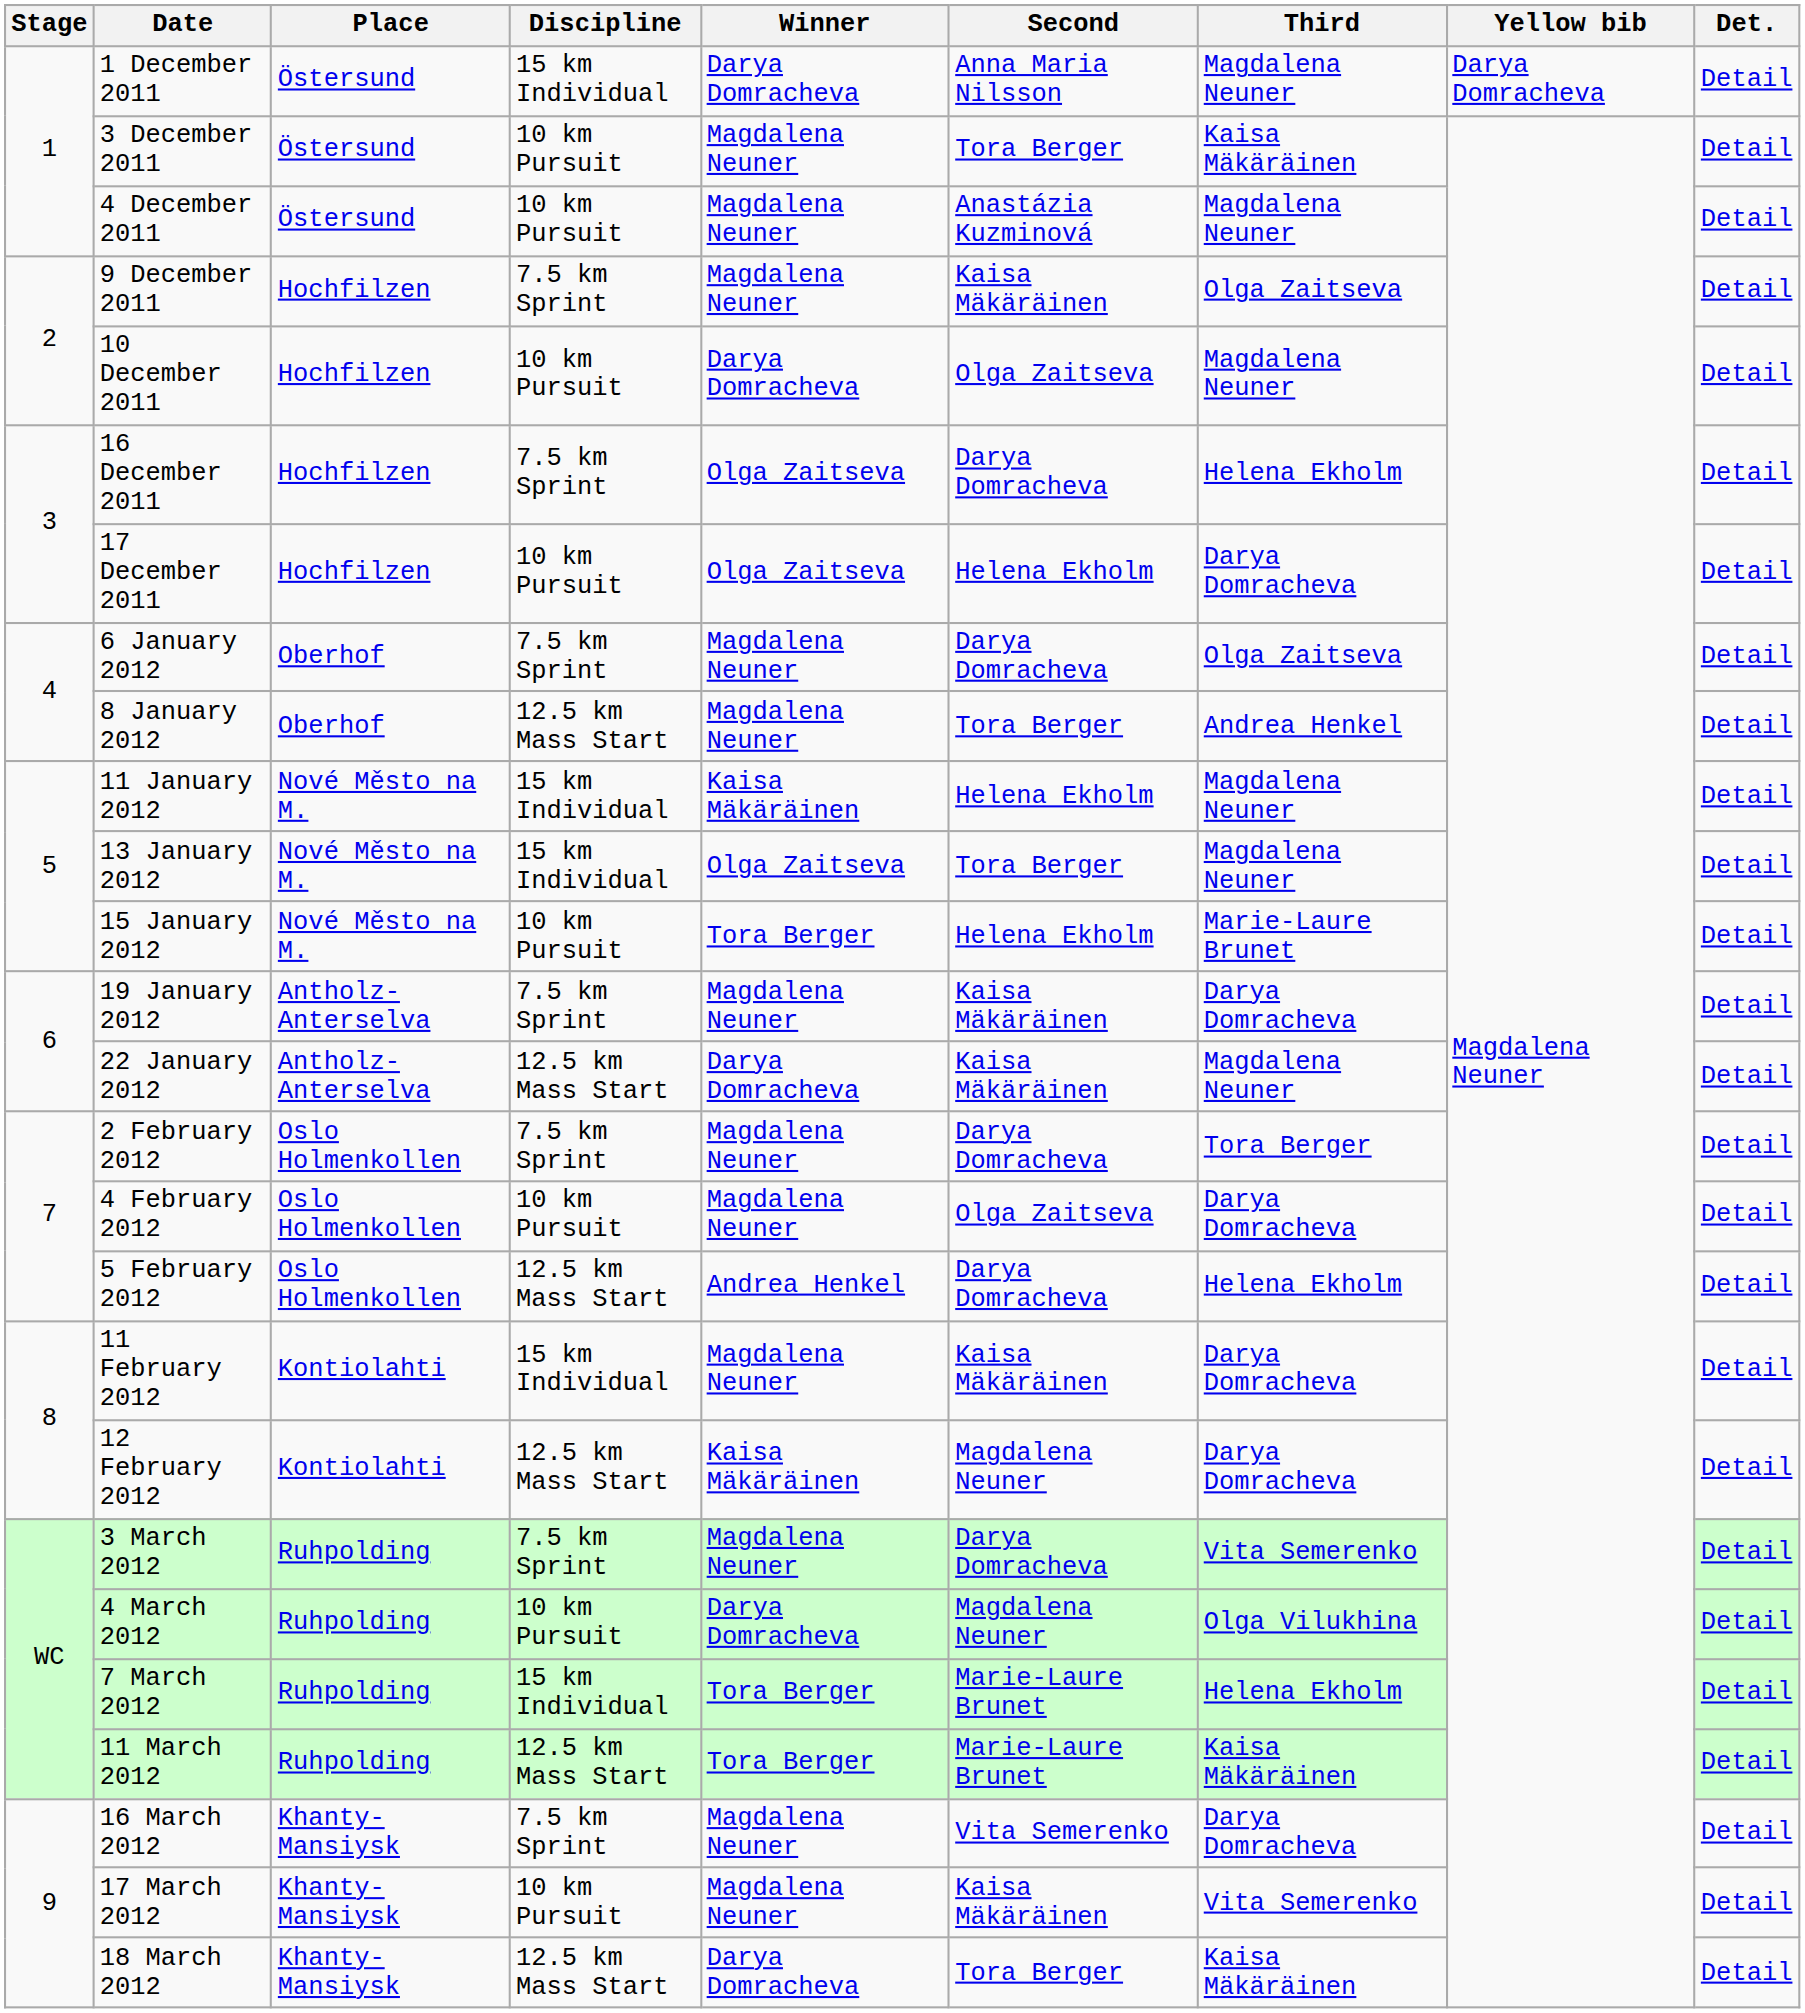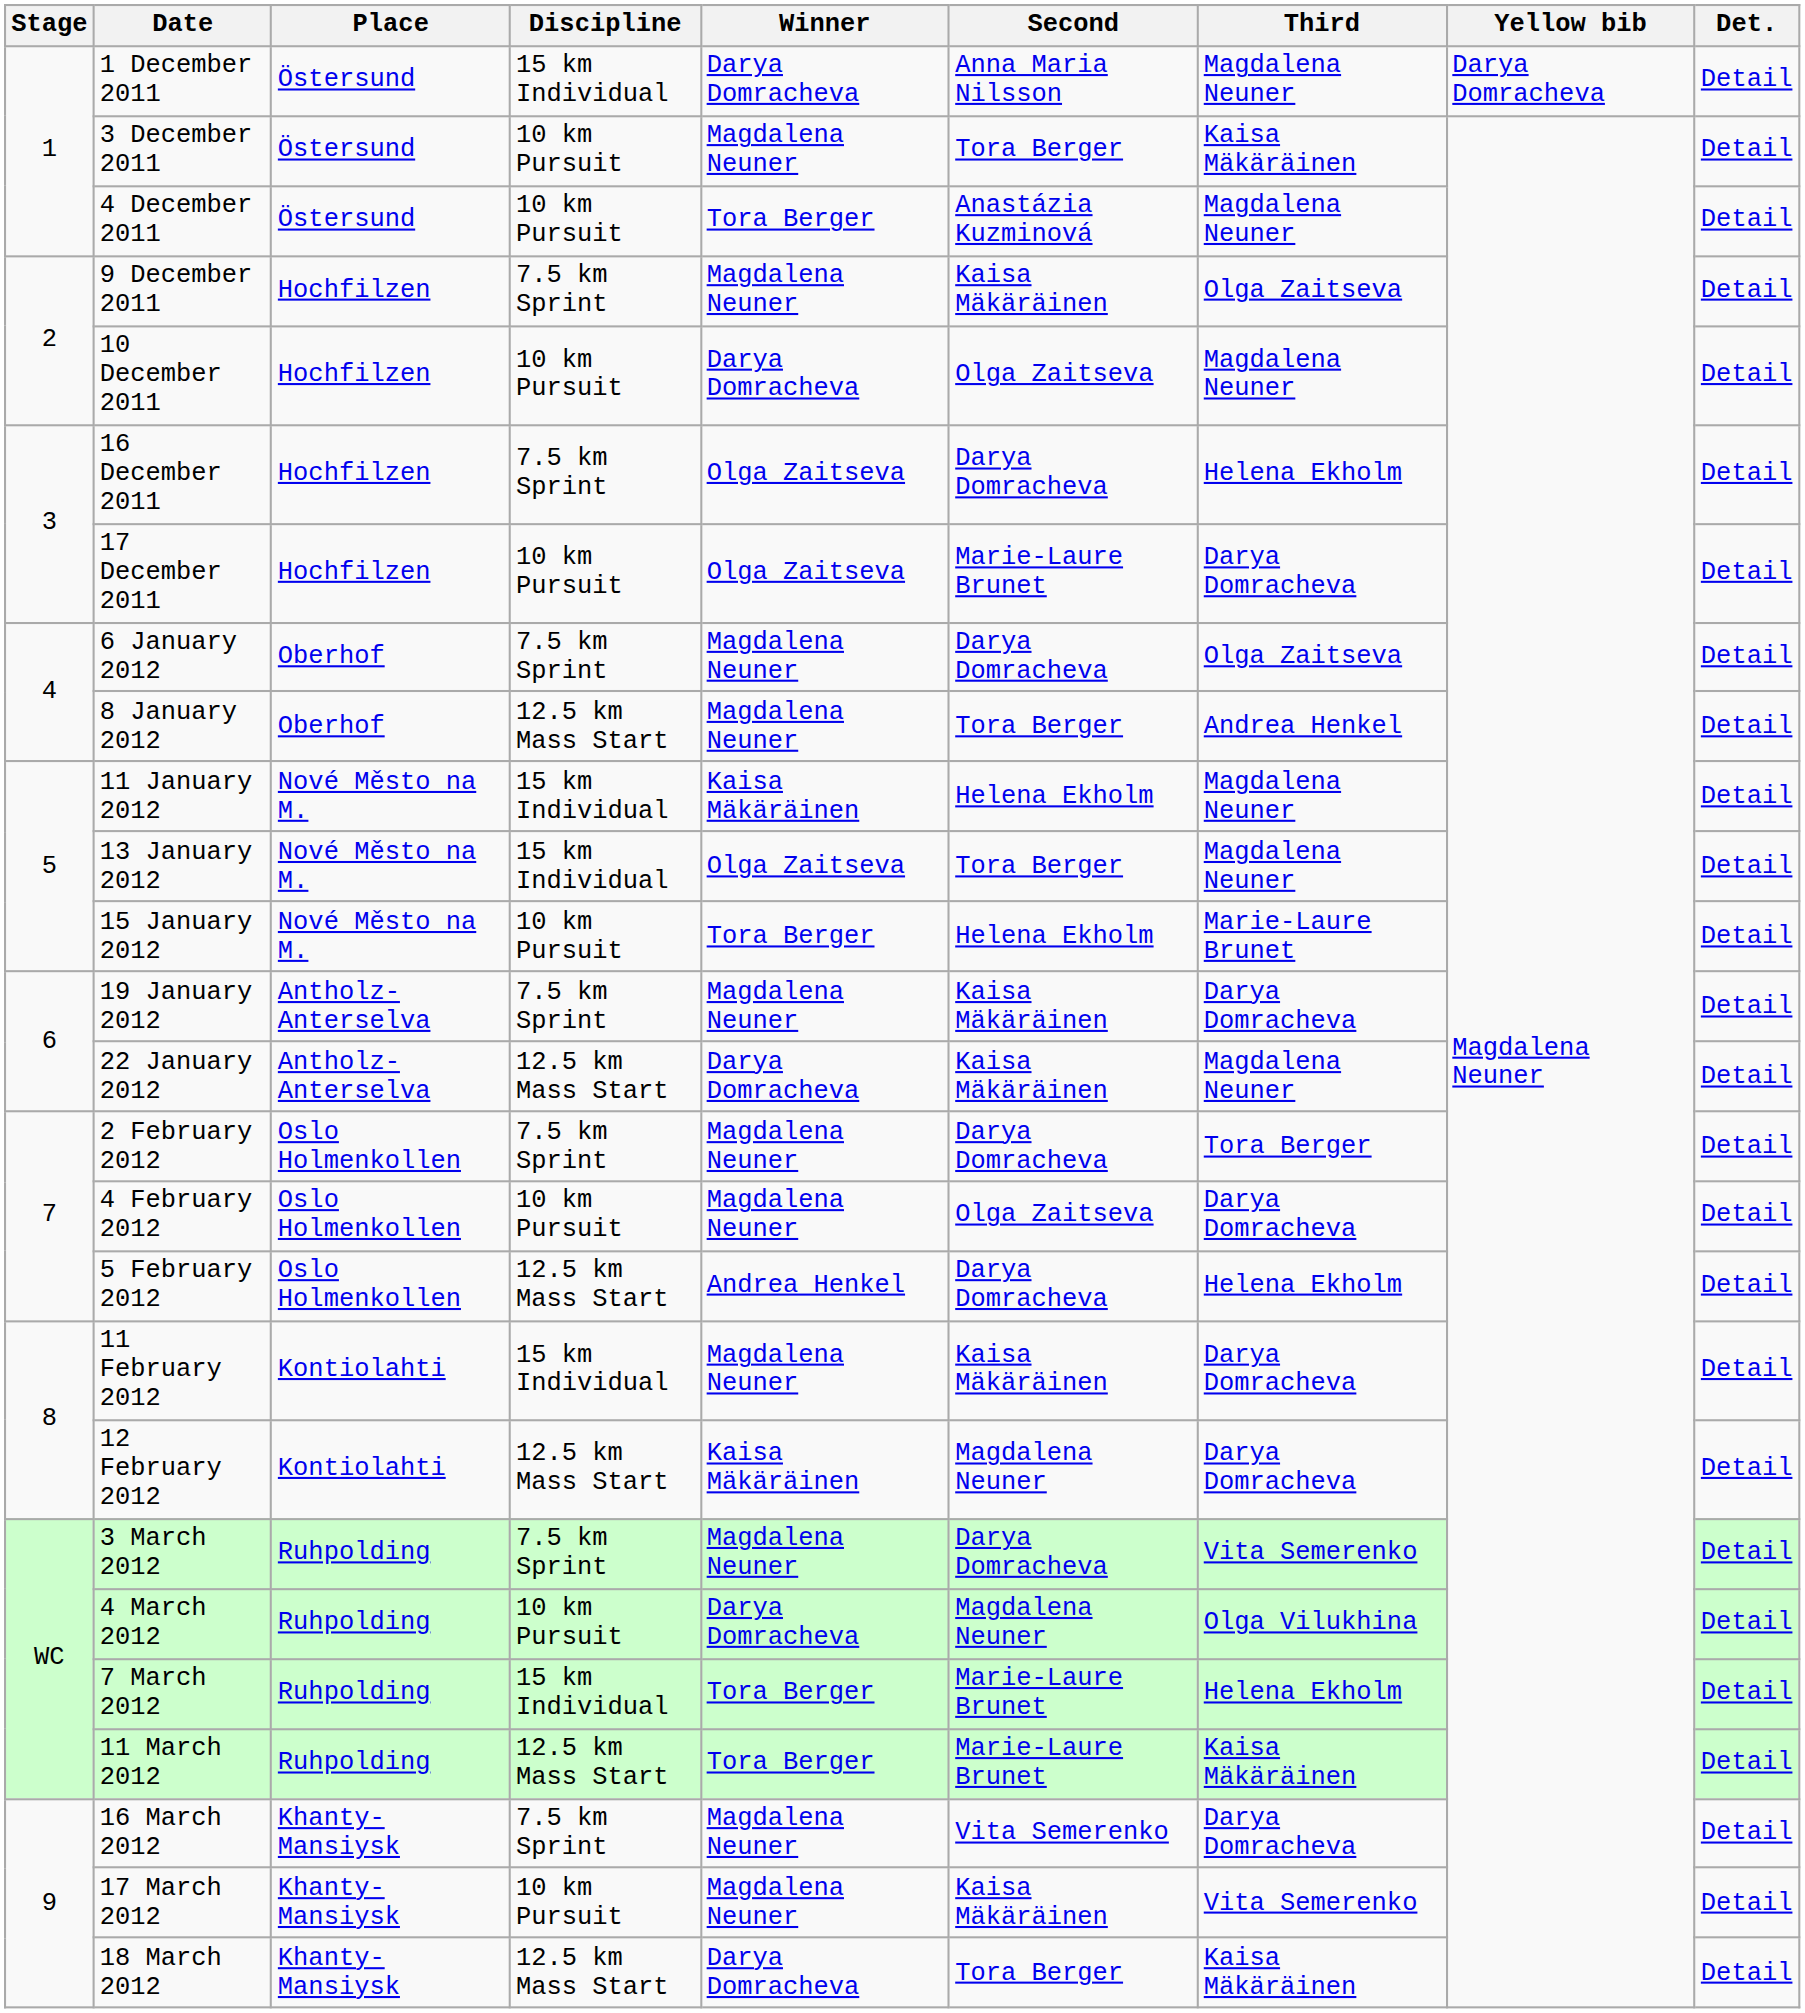(775, 221) Magdalena Neuner -> (791, 221) Tora Berger
(1054, 573) Helena Ekholm -> (1039, 573) Marie-Laure Brunet
